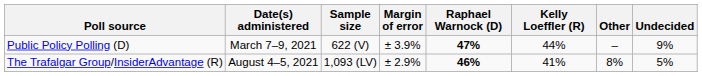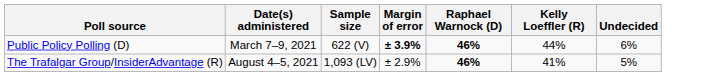- column: (615, 27)
(403, 45) normal -> (403, 45) bold
(469, 45) 47% -> (469, 45) 46%
(665, 45) 9% -> (629, 45) 6%
